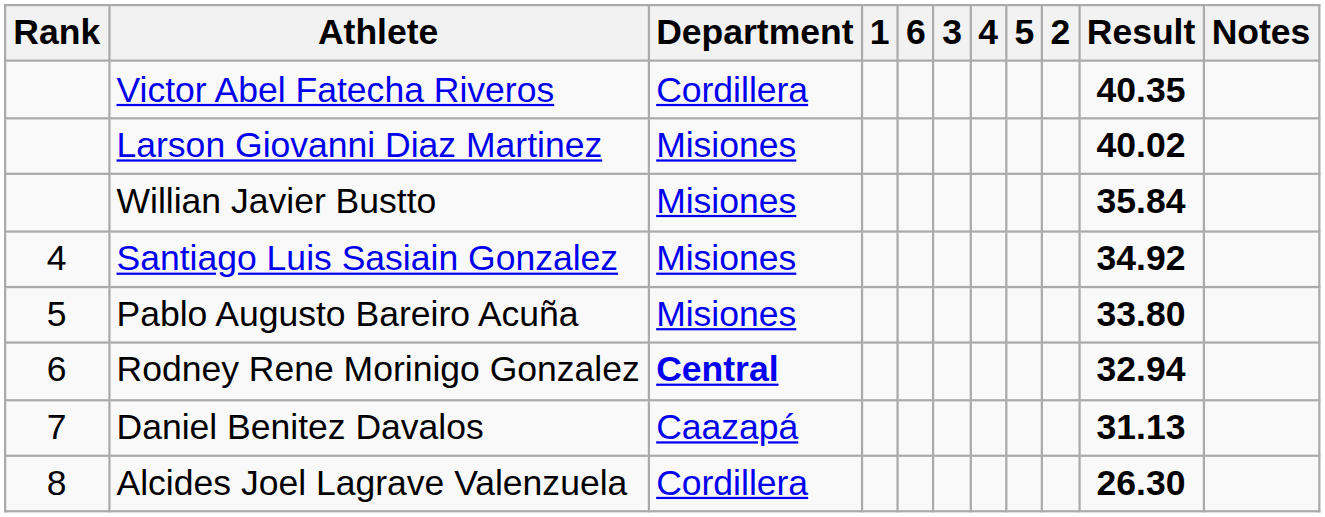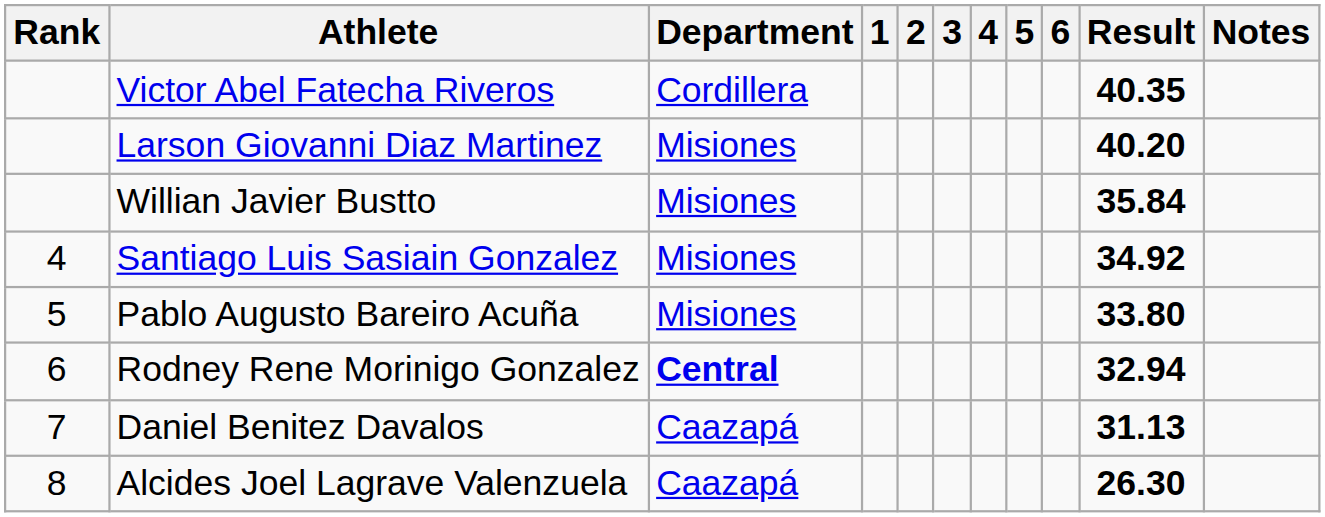columns swapped: (1060, 32) <-> (916, 32)
(1141, 145) 40.02 -> (1141, 145) 40.20
(732, 483) Cordillera -> (727, 483) Caazapá
